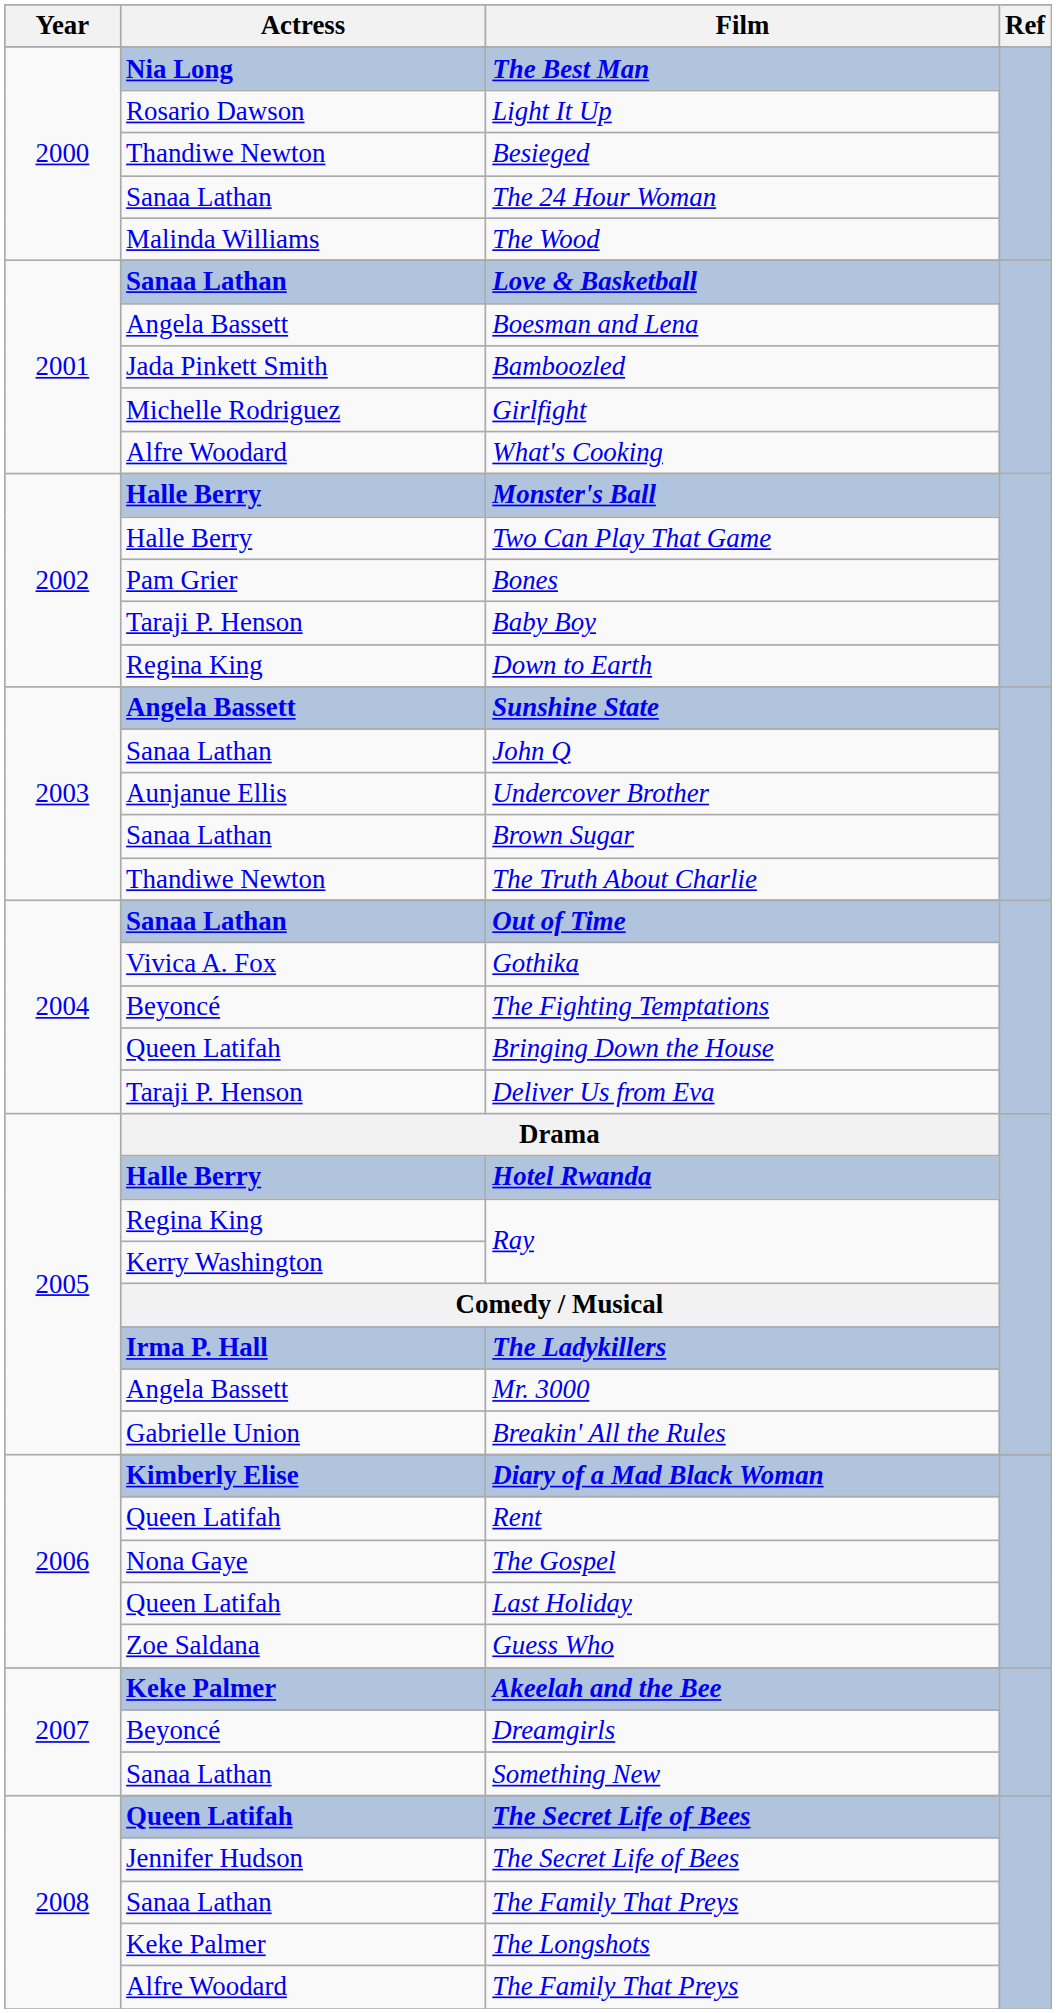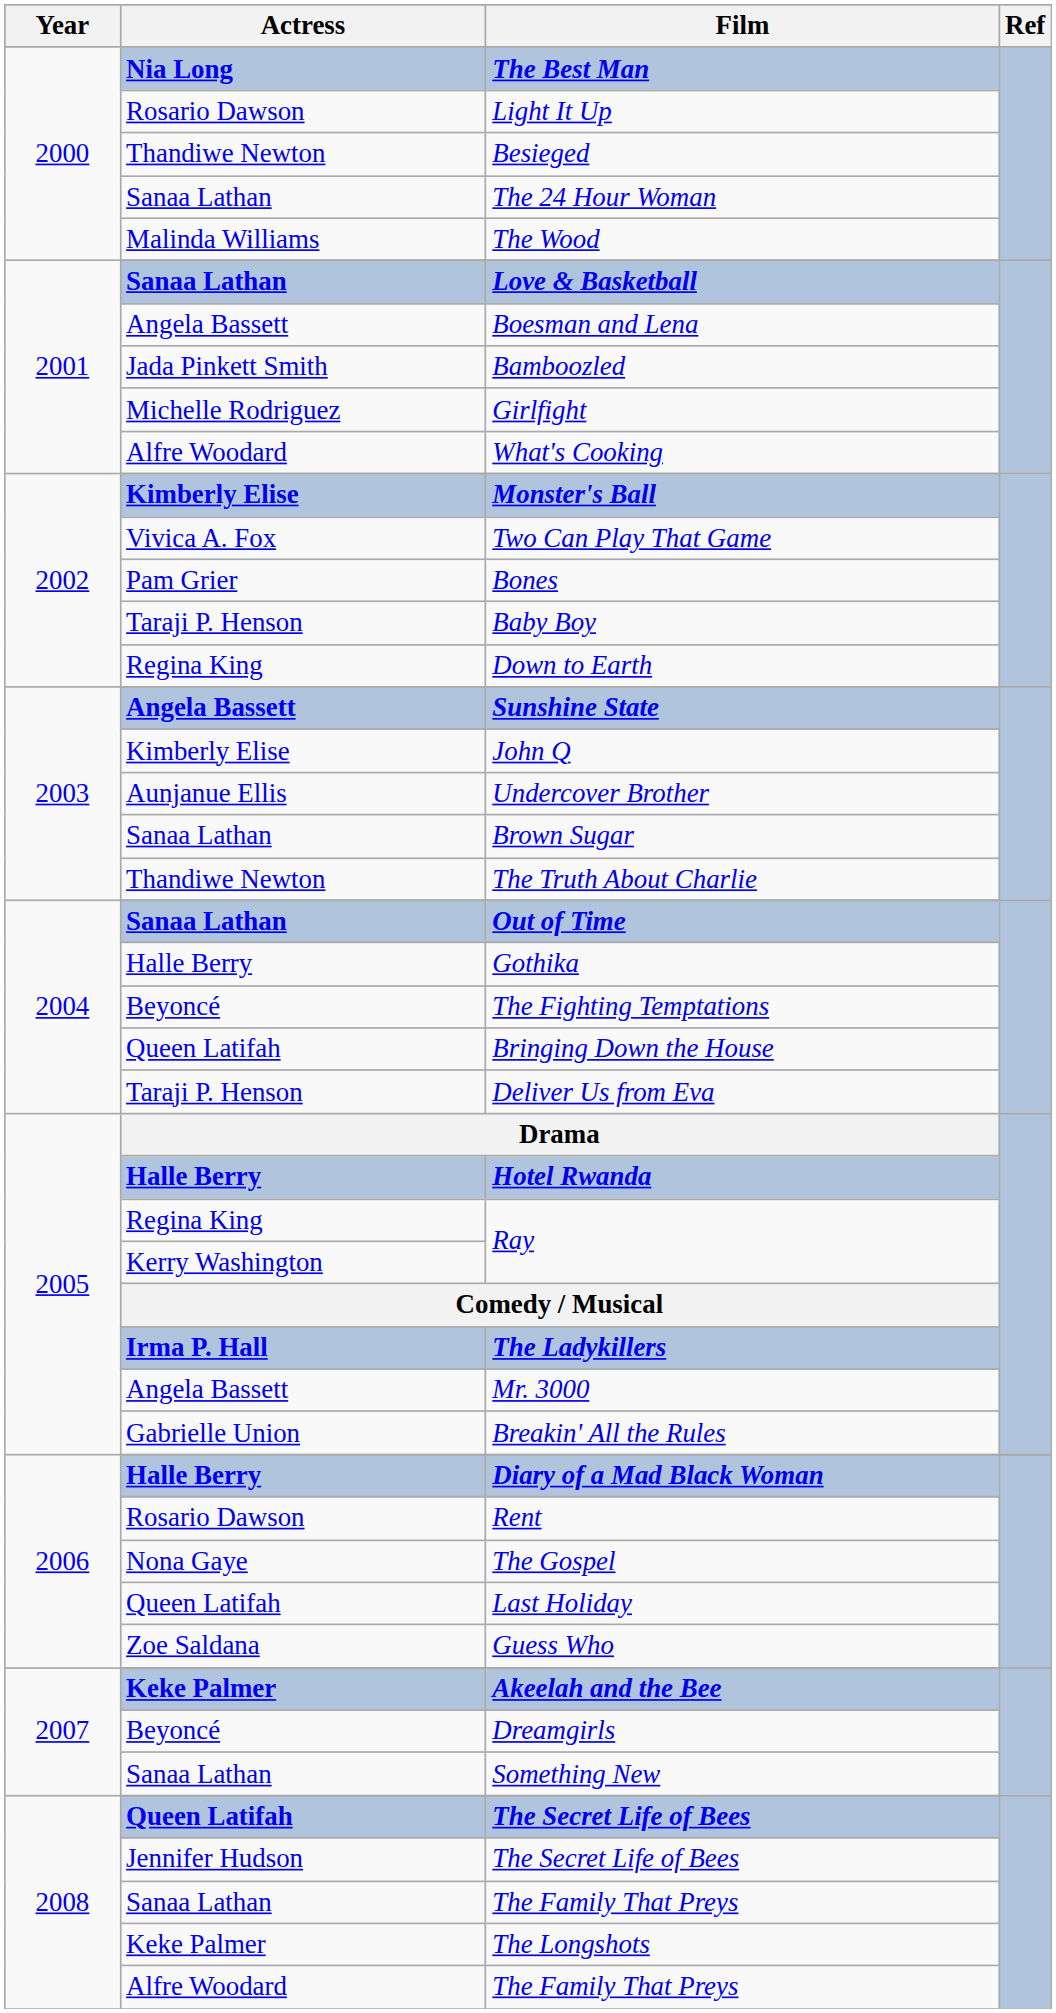(194, 494) Halle Berry -> (212, 494) Kimberly Elise
(189, 537) Halle Berry -> (201, 537) Vivica A. Fox
(199, 750) Sanaa Lathan -> (208, 750) Kimberly Elise
(201, 963) Vivica A. Fox -> (189, 963) Halle Berry
(212, 1475) Kimberly Elise -> (194, 1475) Halle Berry
(203, 1517) Queen Latifah -> (215, 1517) Rosario Dawson
